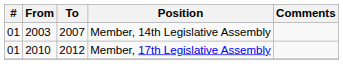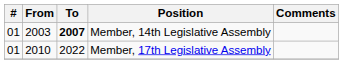(72, 31) normal -> (72, 31) bold
(72, 50) 2012 -> (72, 50) 2022
